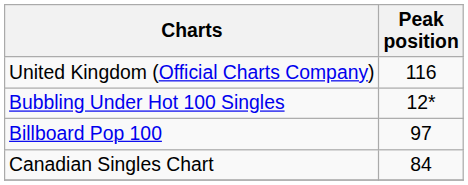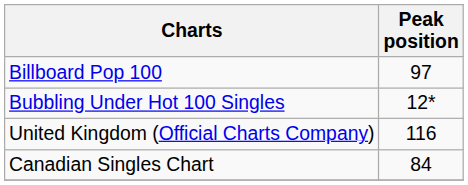rows swapped: (192, 72) <-> (85, 133)
